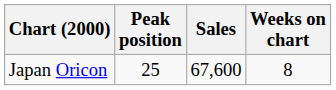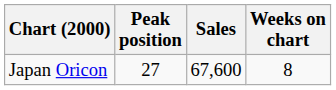(150, 69) 25 -> (150, 69) 27
